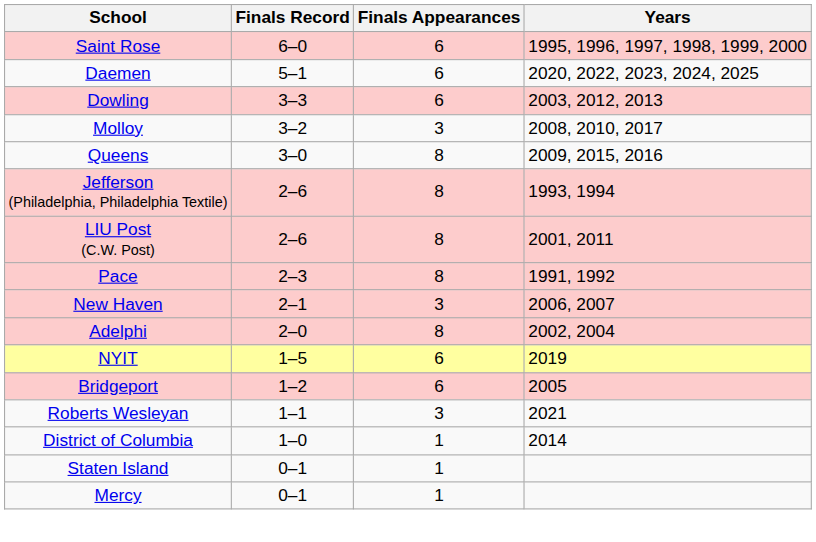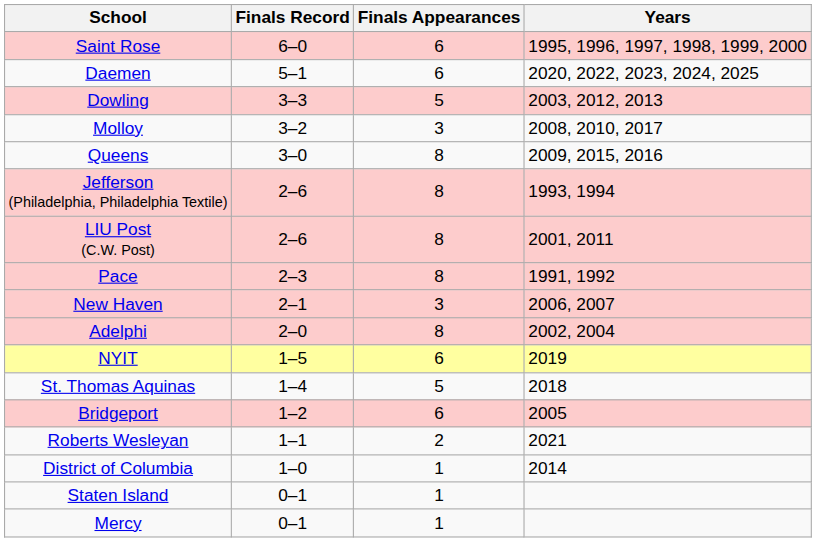(439, 100) 6 -> (439, 100) 5
+ row: (118, 385)
(439, 413) 3 -> (439, 440) 2
